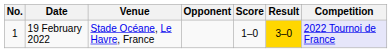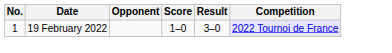- column: (135, 12)
(284, 34) gold background -> (212, 28) no background
